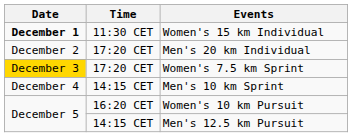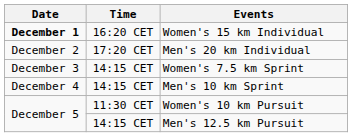(123, 32) 11:30 CET -> (123, 32) 16:20 CET
(45, 68) gold background -> (45, 68) no background
(123, 68) 17:20 CET -> (123, 68) 14:15 CET
(123, 105) 16:20 CET -> (123, 105) 11:30 CET
